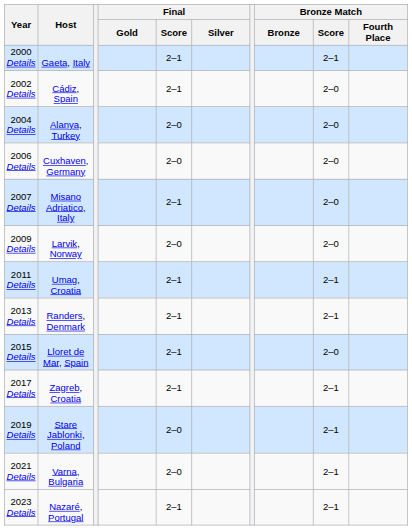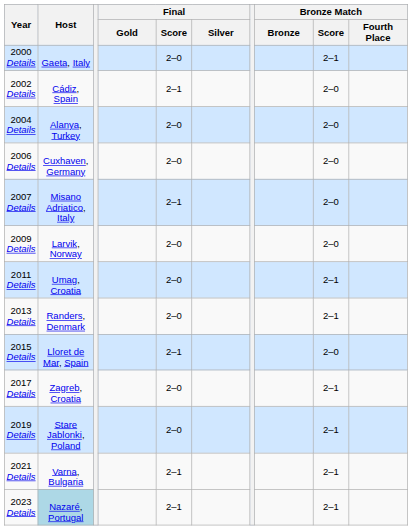(174, 58) 2–1 -> (174, 58) 2–0
(174, 280) 2–1 -> (174, 280) 2–0
(174, 316) 2–1 -> (174, 316) 2–0
(174, 389) 2–1 -> (174, 389) 2–0
(174, 471) 2–0 -> (174, 471) 2–1
(66, 513) no background -> (66, 513) lightblue background
